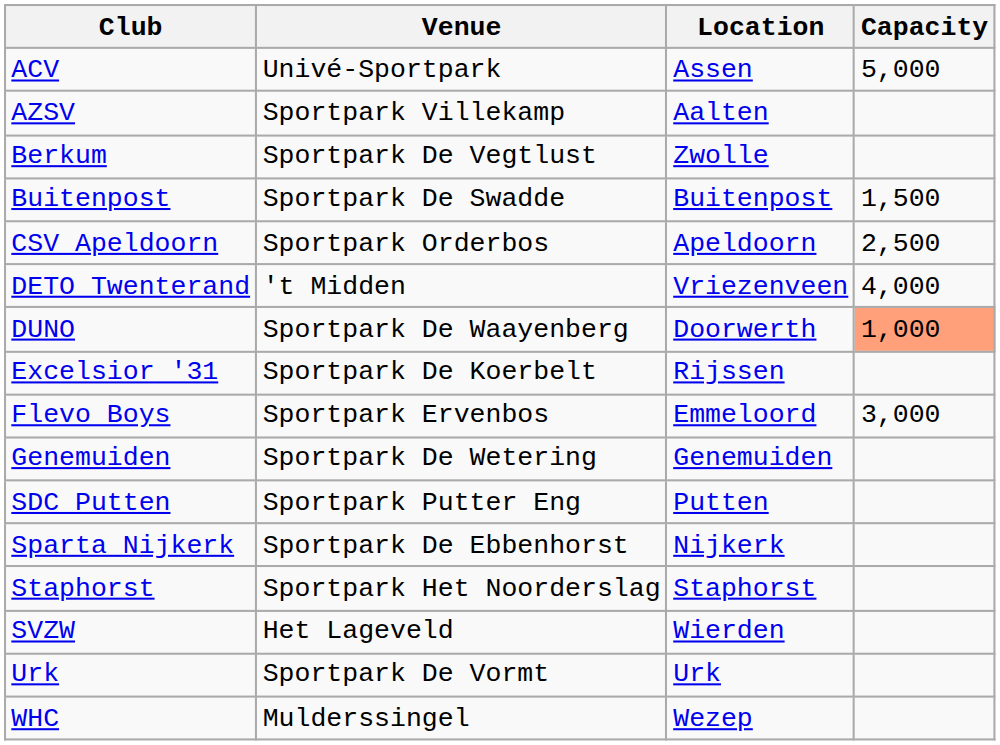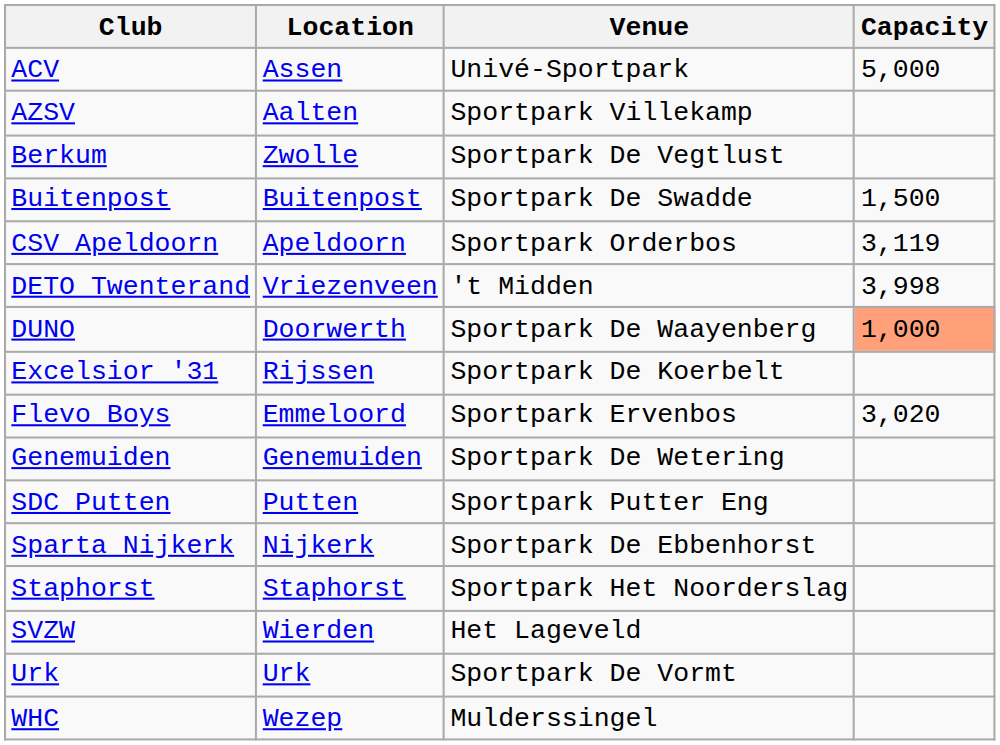columns swapped: (761, 27) <-> (462, 27)
(901, 243) 2,500 -> (901, 243) 3,119
(901, 286) 4,000 -> (901, 286) 3,998
(901, 416) 3,000 -> (901, 416) 3,020
